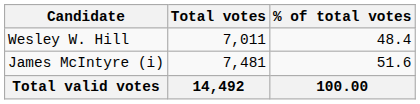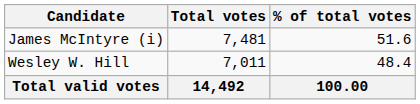rows swapped: (86, 63) <-> (69, 40)
